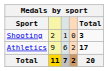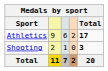rows swapped: (27, 48) <-> (25, 36)
